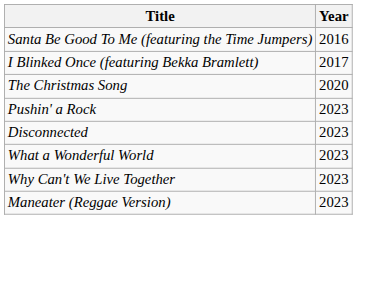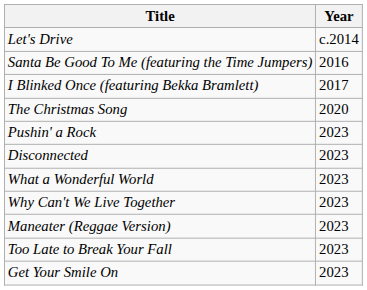+ row: (40, 39)
+ row: (90, 249)
+ row: (63, 272)
